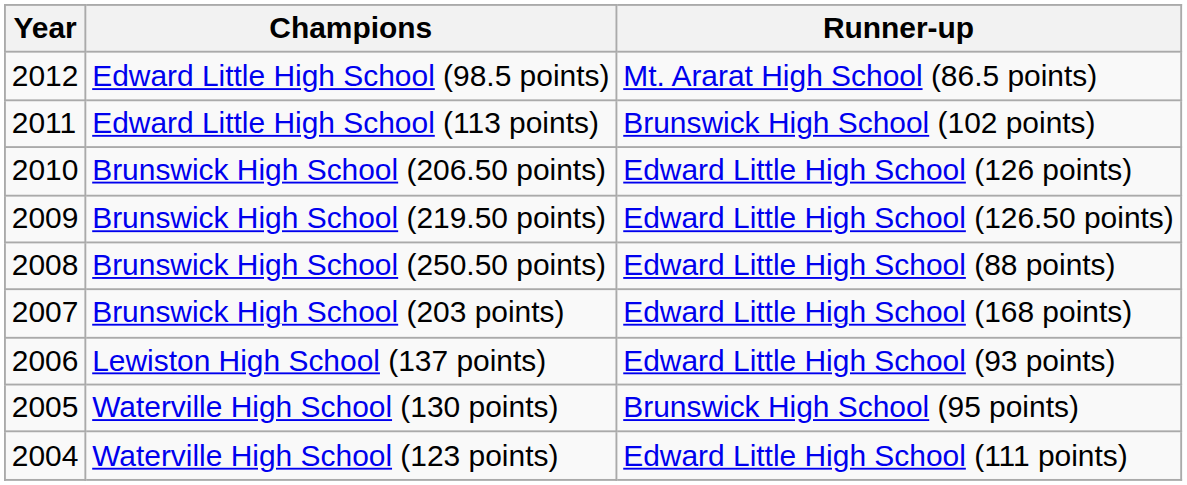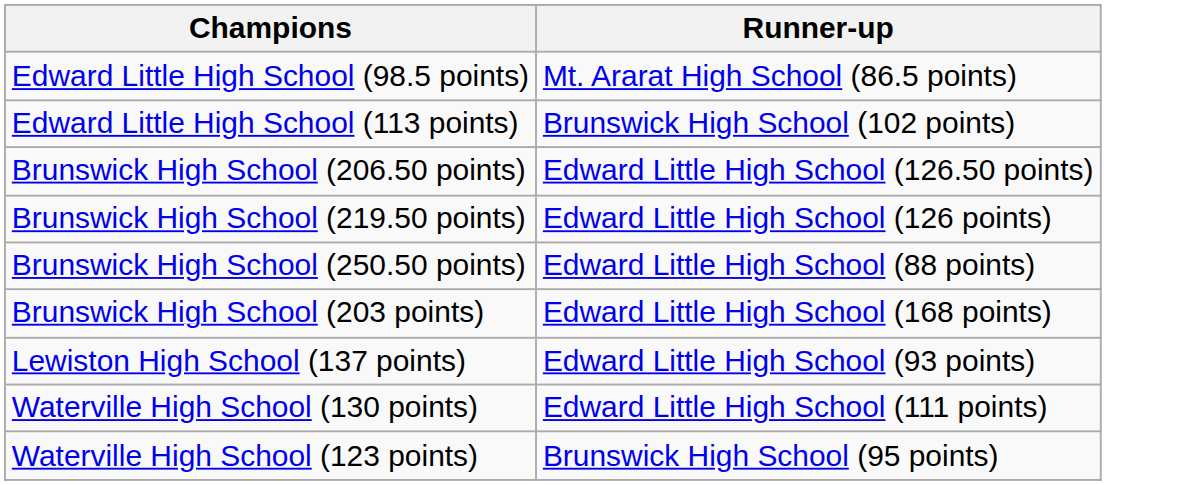- column: (45, 28)
(878, 170) Edward Little High School (126 points) -> (818, 170) Edward Little High School (126.50 points)
(899, 218) Edward Little High School (126.50 points) -> (797, 218) Edward Little High School (126 points)
(851, 407) Brunswick High School (95 points) -> (795, 407) Edward Little High School (111 points)
(875, 455) Edward Little High School (111 points) -> (771, 455) Brunswick High School (95 points)
